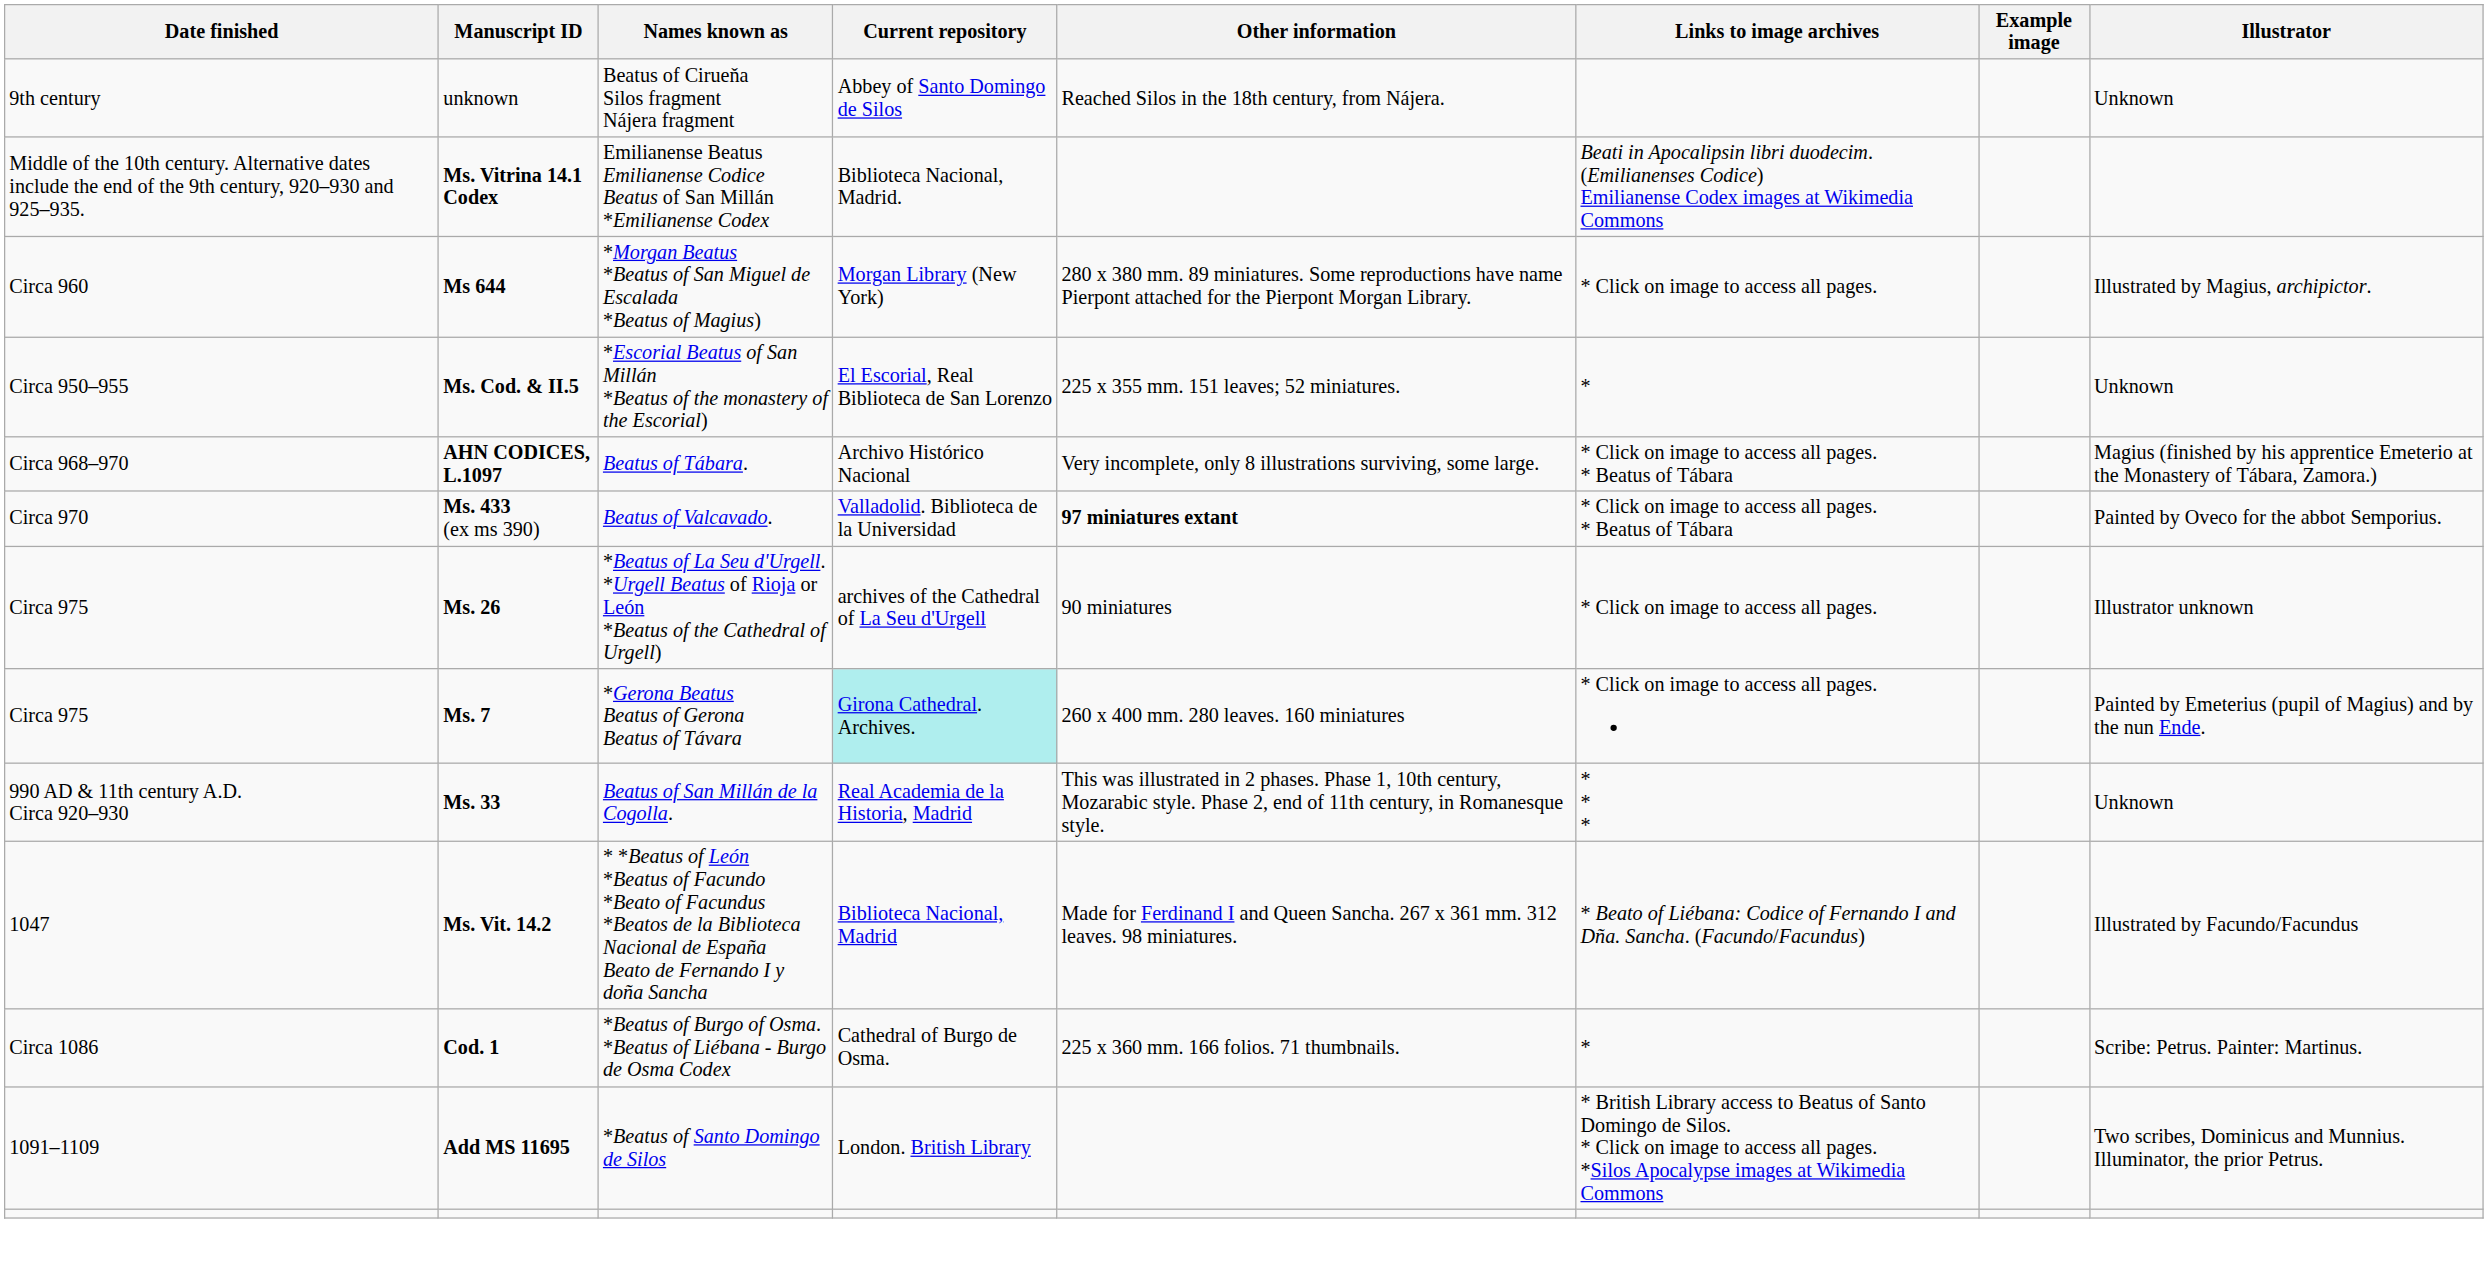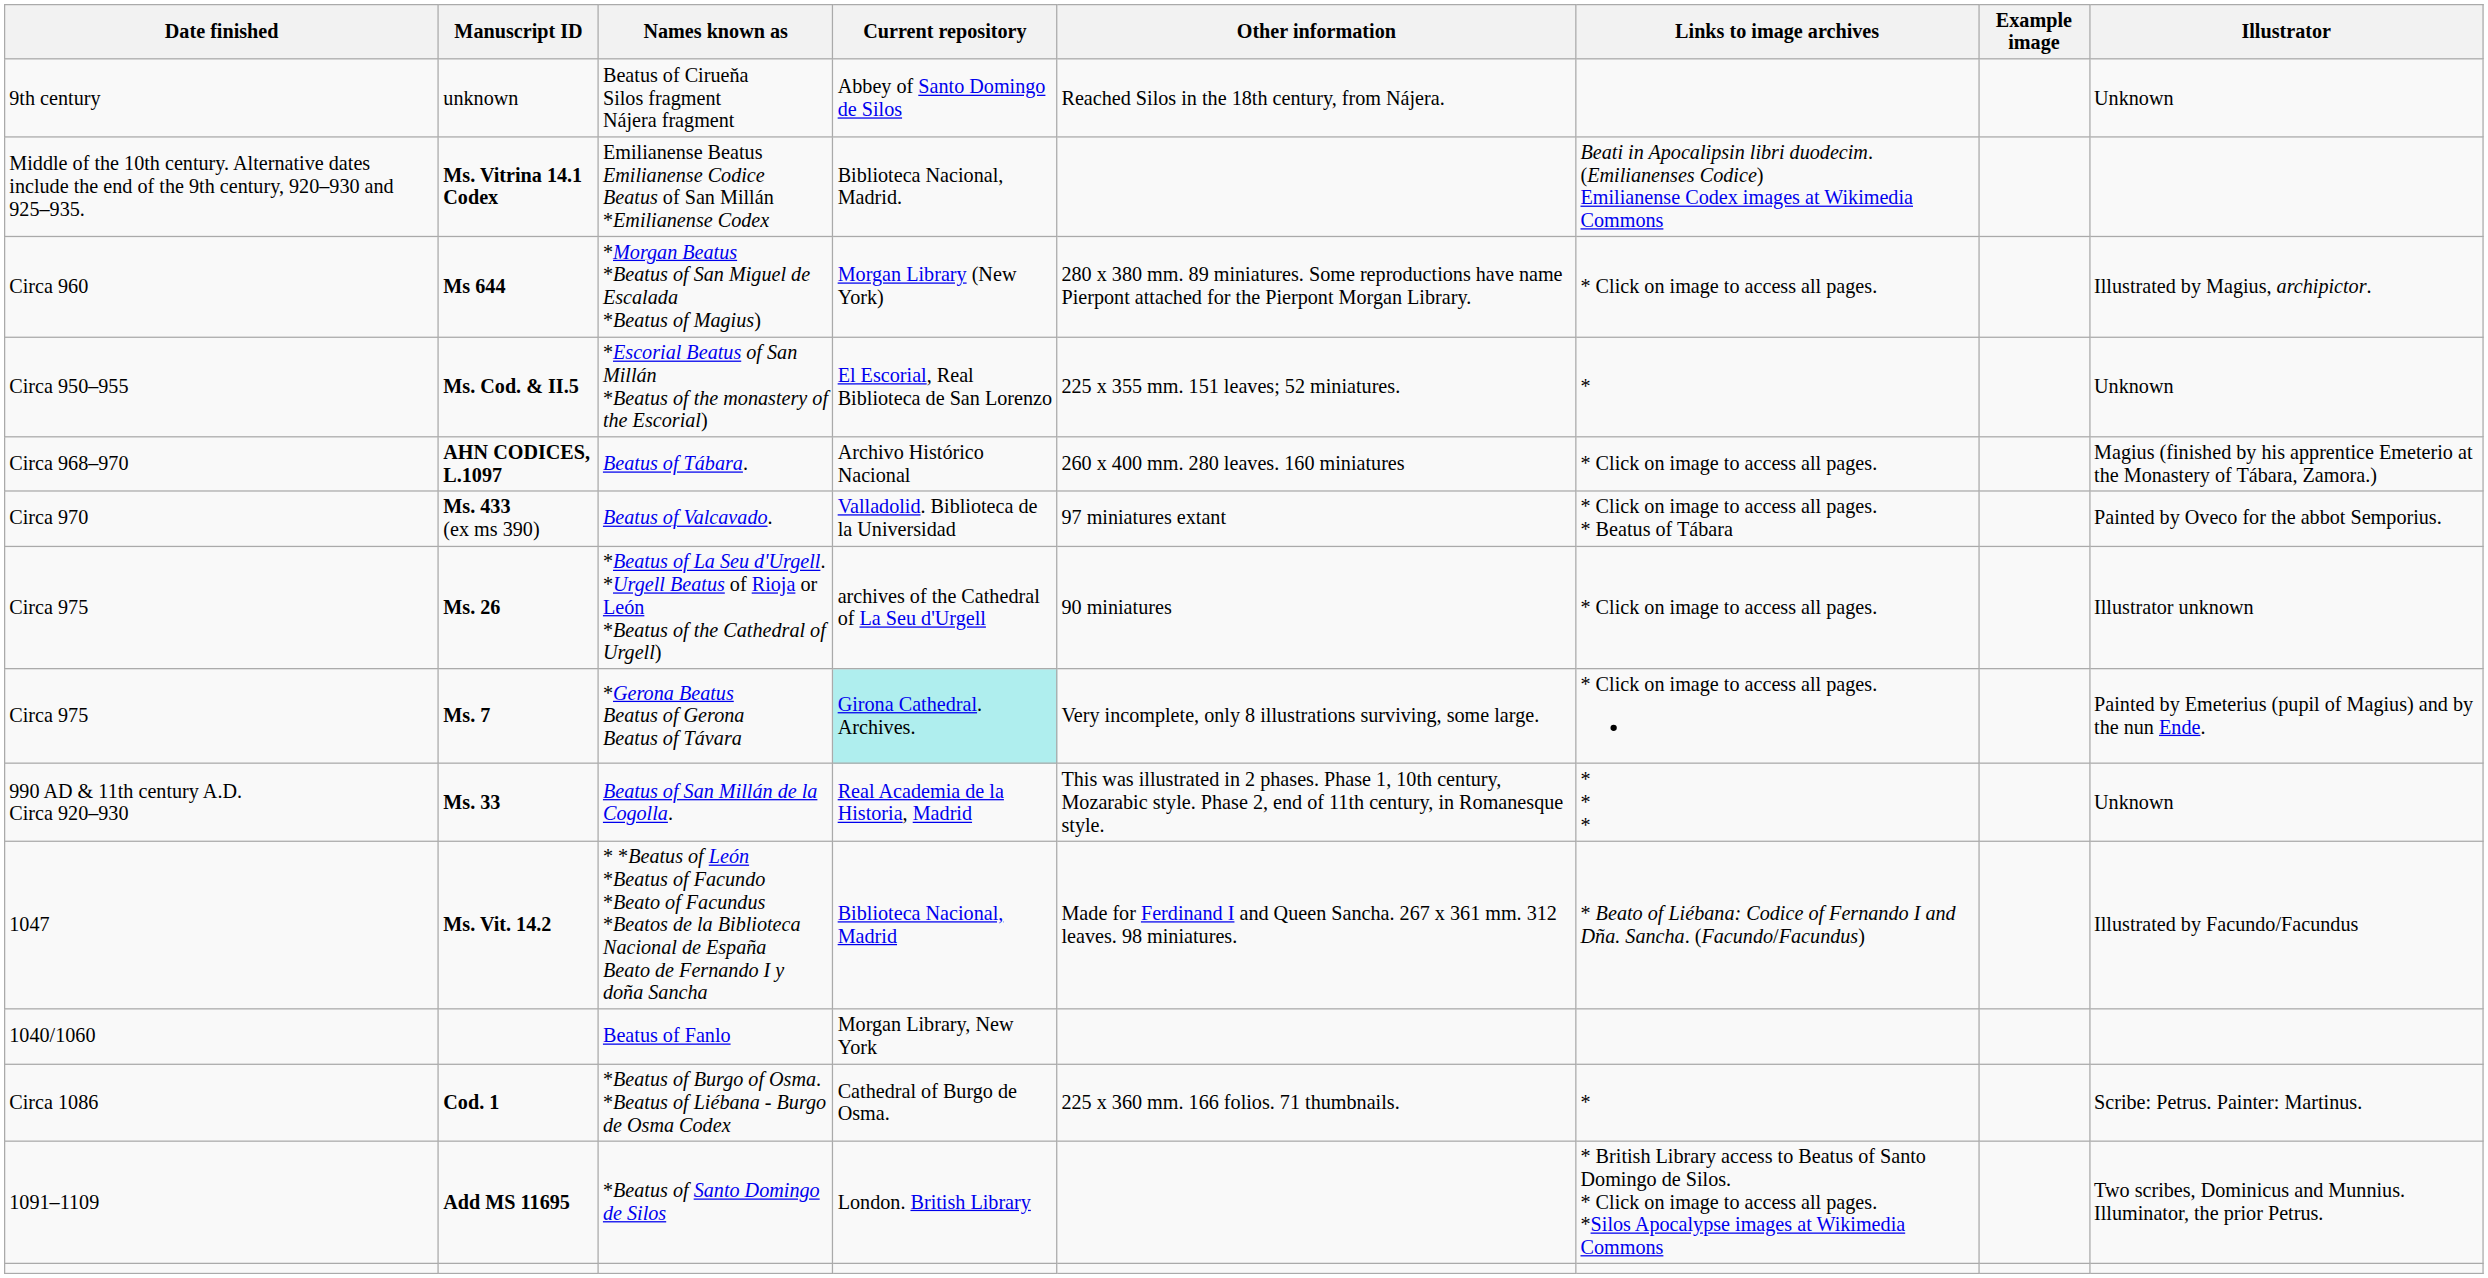(1300, 463) Very incomplete, only 8 illustrations surviving, some large. -> (1233, 463) 260 x 400 mm. 280 leaves. 160 miniatures
(1729, 463) * Click on image to access all pages. * Beatus of Tábara -> (1729, 463) * Click on image to access all pages.
(1150, 518) bold -> (1144, 518) normal
(1233, 716) 260 x 400 mm. 280 leaves. 160 miniatures -> (1300, 716) Very incomplete, only 8 illustrations surviving, some large.
+ row: (667, 1036)
